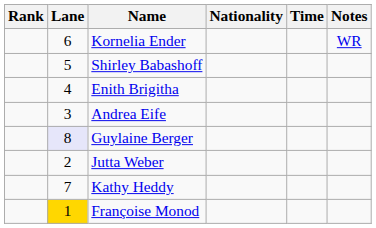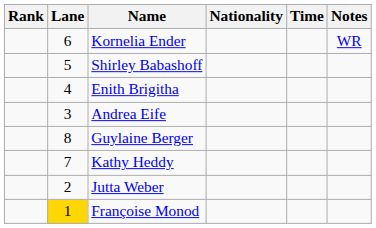(68, 138) lavender background -> (68, 138) no background
rows swapped: (127, 162) <-> (132, 187)
